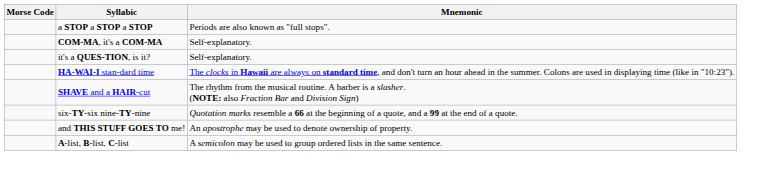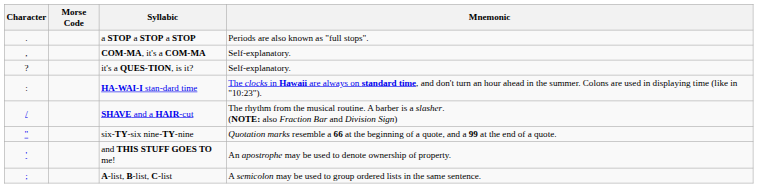+ column: (26, 17)
